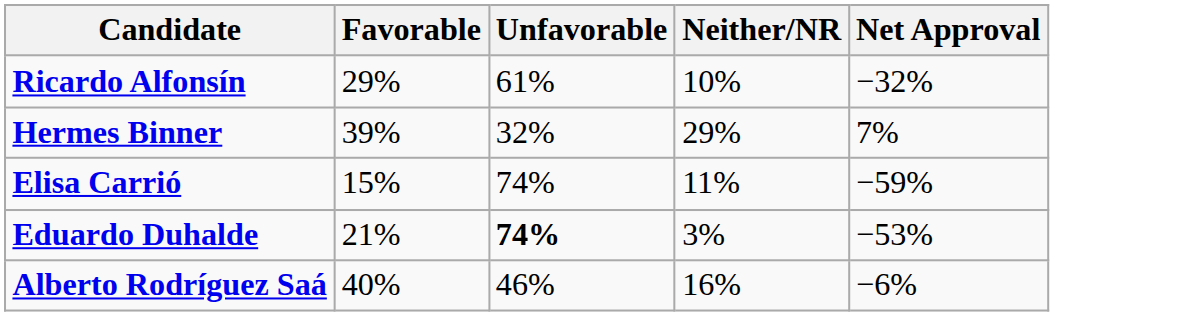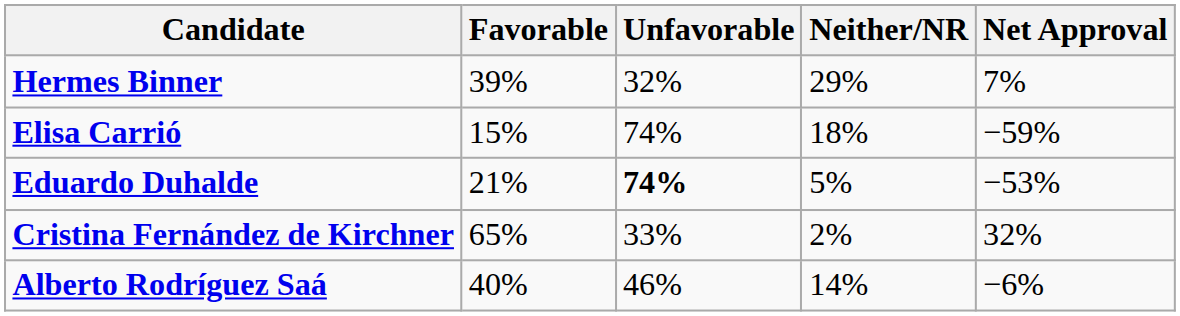- row: (129, 81)
(711, 183) 11% -> (839, 132) 18%
(704, 234) 3% -> (831, 183) 5%
+ row: (233, 234)
(712, 285) 16% -> (839, 285) 14%
